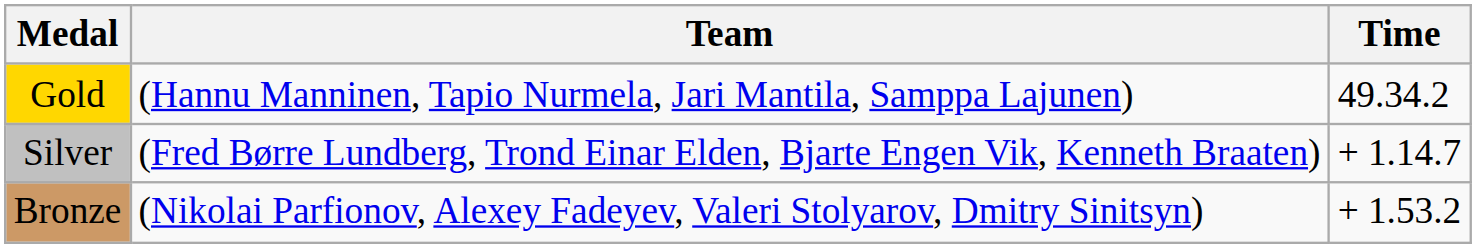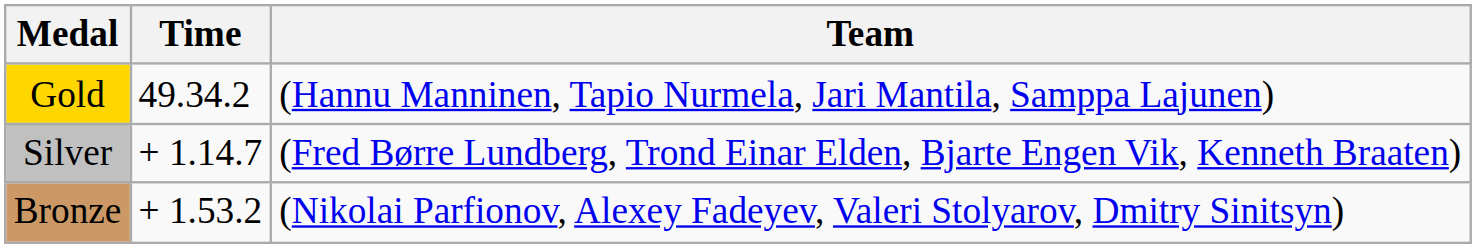columns swapped: (730, 34) <-> (1399, 34)
